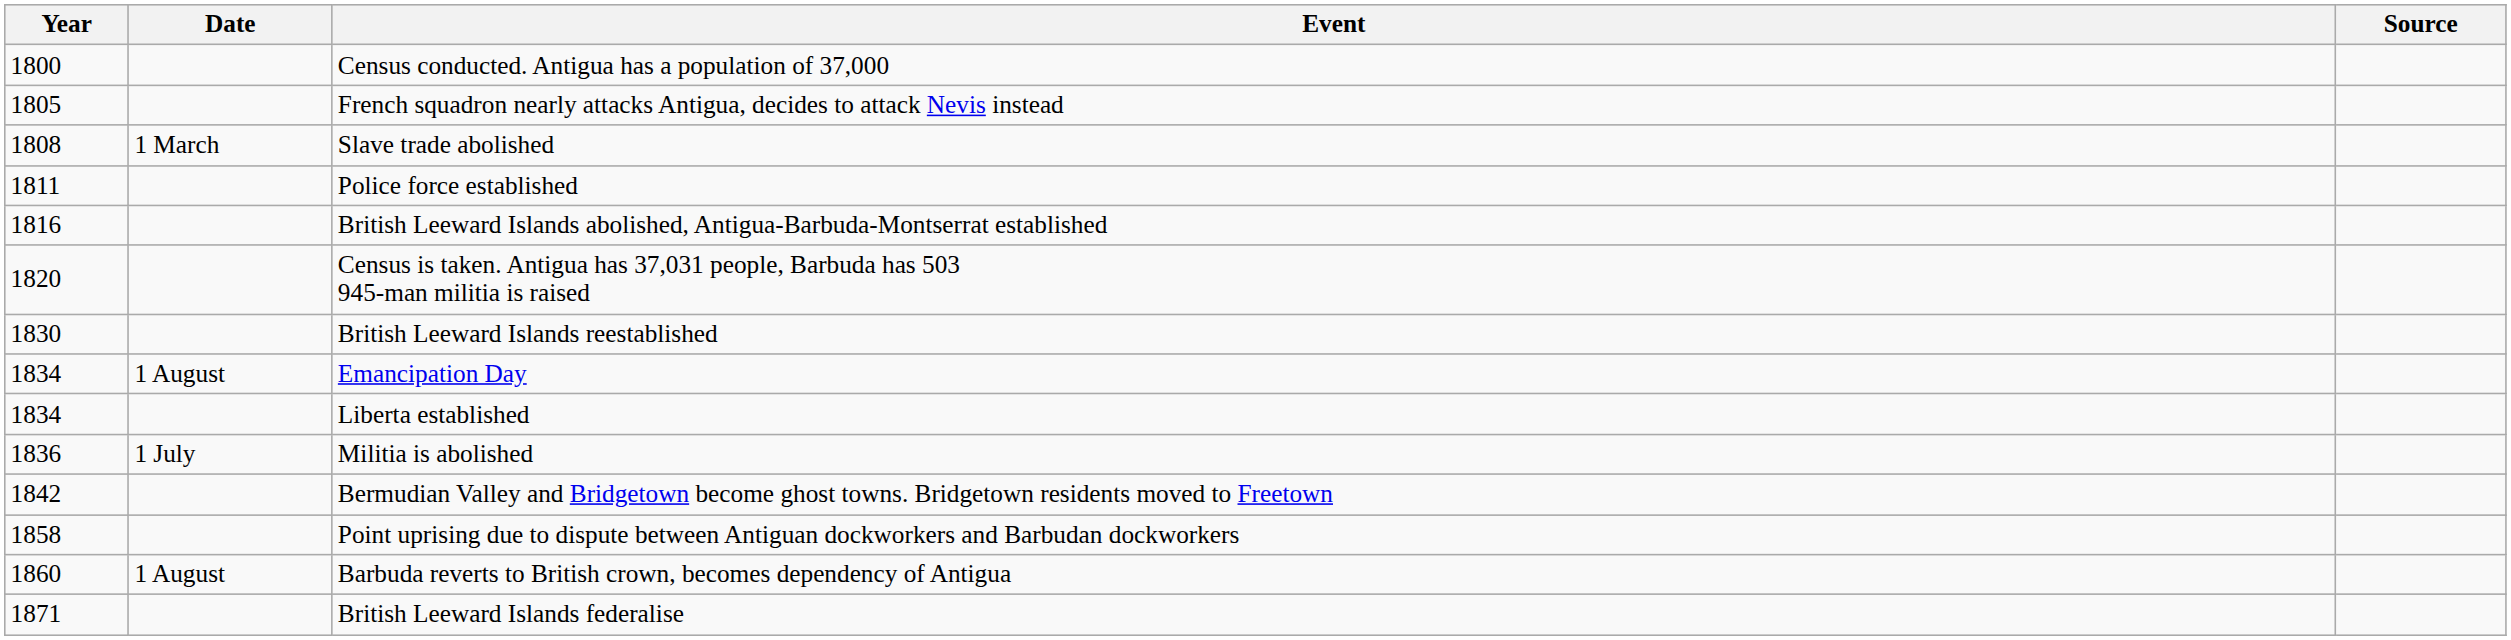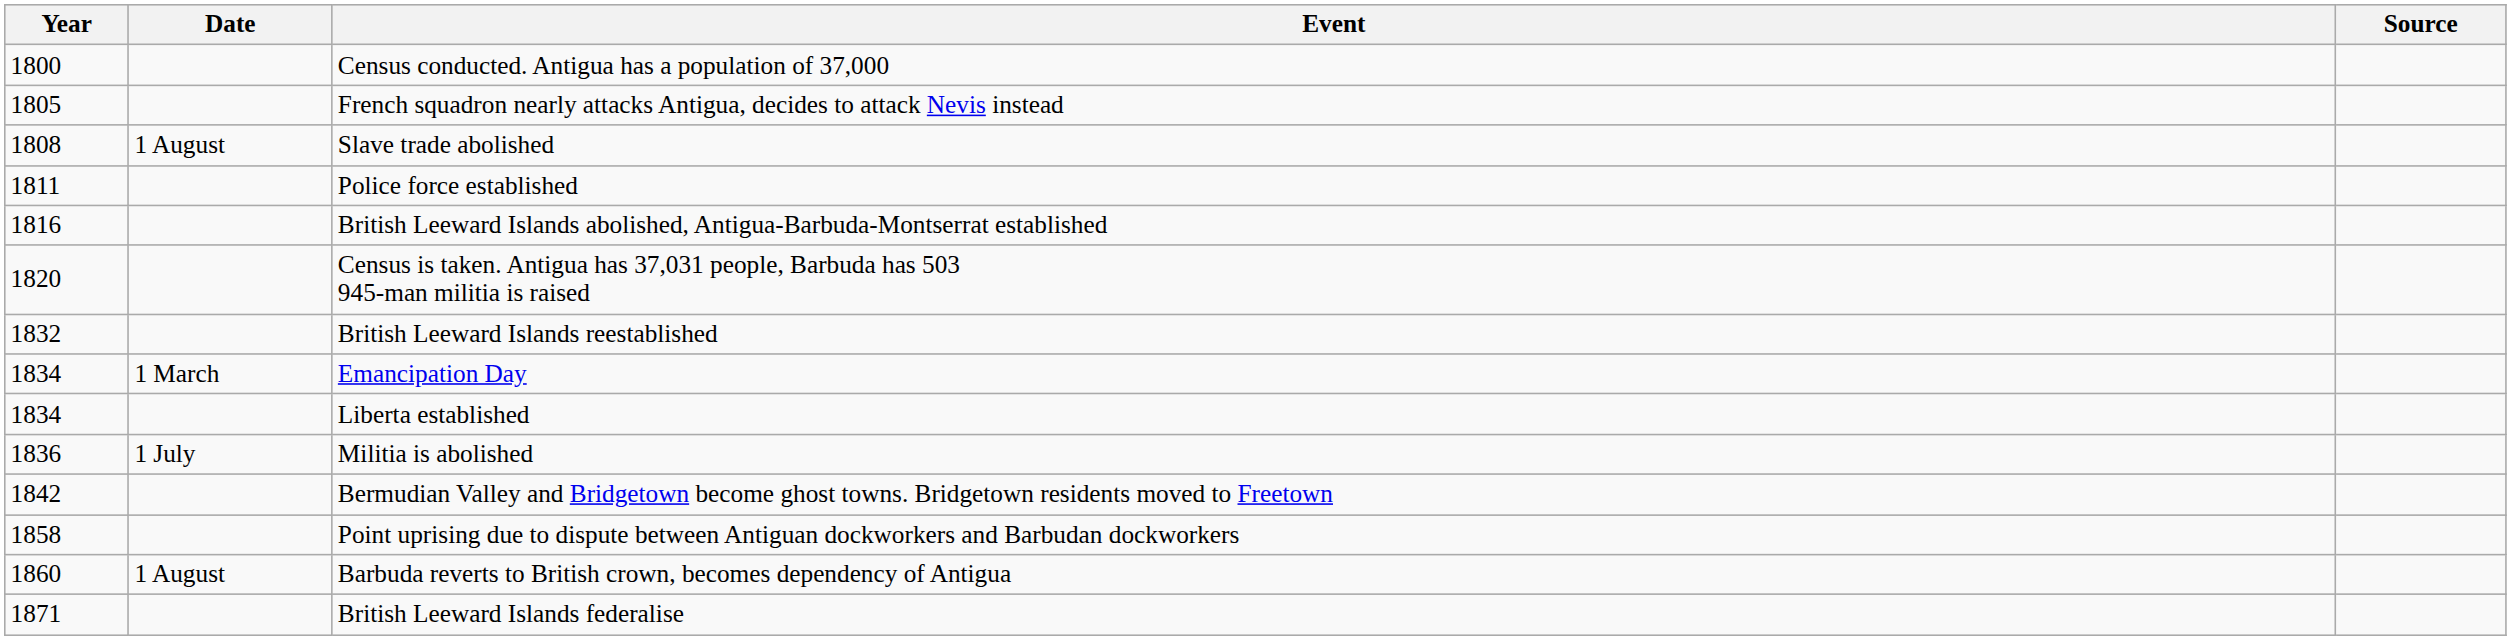(177, 144) 1 March -> (180, 144) 1 August
(36, 333) 1830 -> (36, 333) 1832
(180, 373) 1 August -> (177, 373) 1 March
